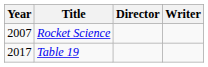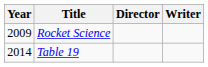(19, 33) 2007 -> (19, 33) 2009
(19, 52) 2017 -> (19, 52) 2014
